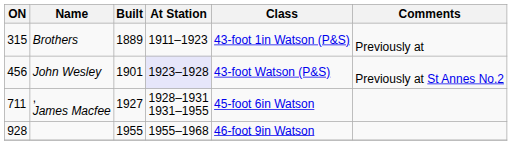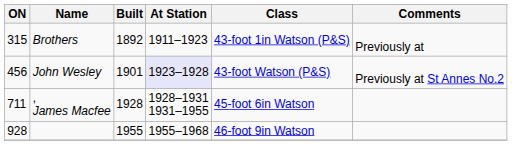(130, 39) 1889 -> (130, 39) 1892
(130, 104) 1927 -> (130, 104) 1928
